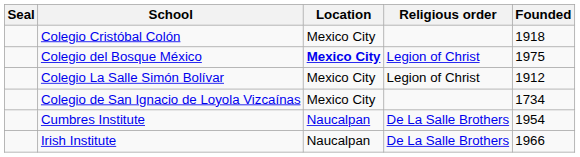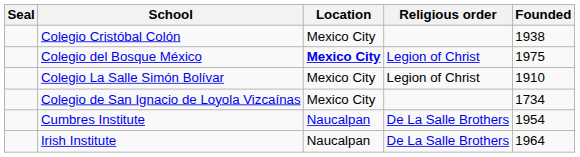(530, 36) 1918 -> (530, 36) 1938
(530, 78) 1912 -> (530, 78) 1910
(530, 141) 1966 -> (530, 141) 1964
